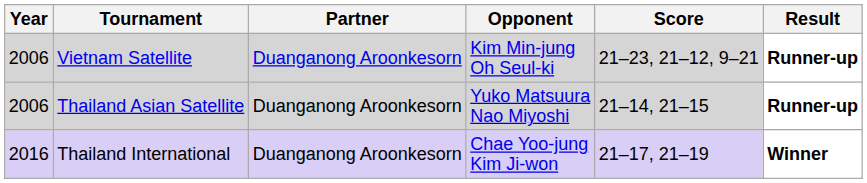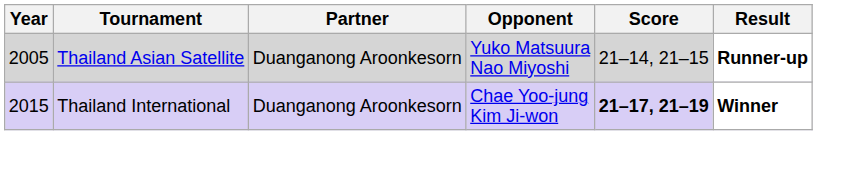- row: (125, 58)
(29, 106) 2006 -> (29, 58) 2005
(29, 155) 2016 -> (29, 106) 2015
(654, 155) normal -> (654, 106) bold
